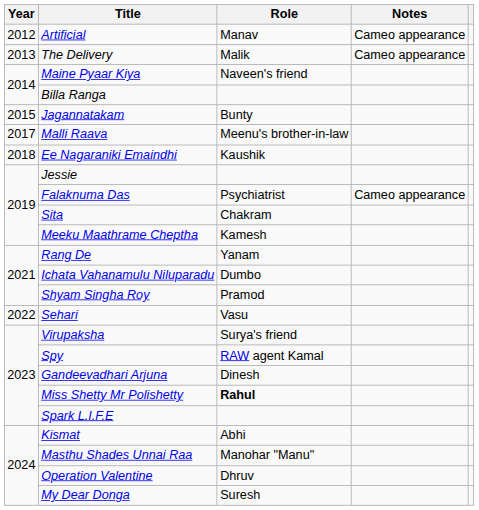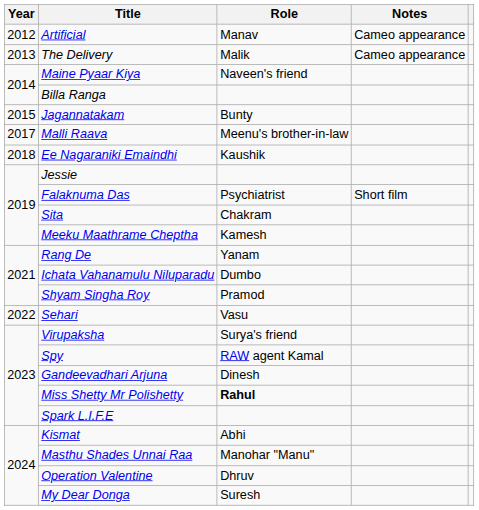(410, 194) Cameo appearance -> (381, 194) Short film
